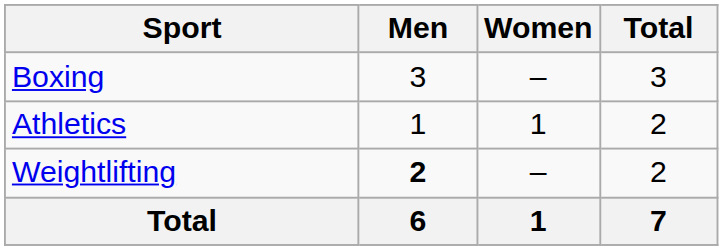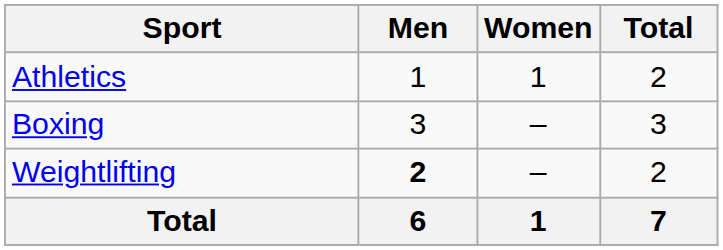rows swapped: (69, 124) <-> (58, 76)
